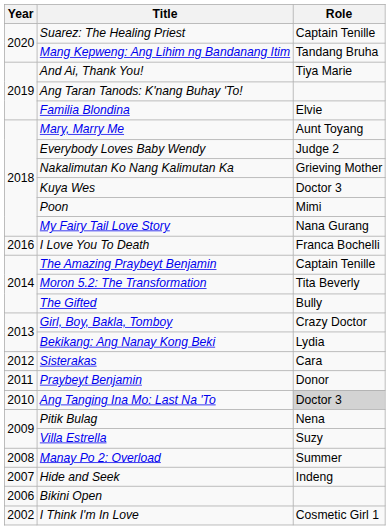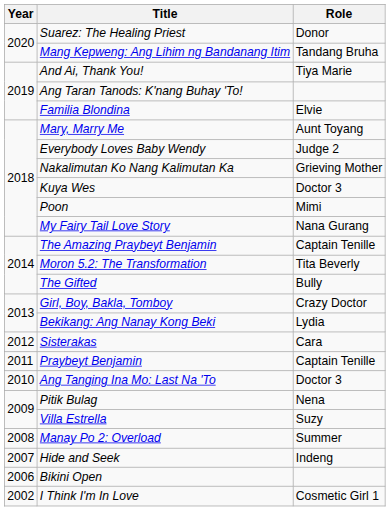(336, 33) Captain Tenille -> (312, 33) Donor
- row: (95, 245)
(312, 380) Donor -> (336, 361) Captain Tenille
(319, 399) lightgrey background -> (319, 380) no background
